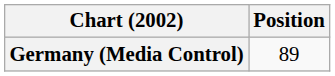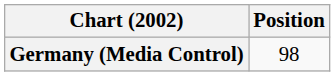(289, 53) 89 -> (289, 53) 98
